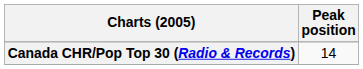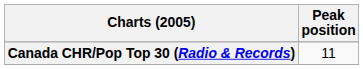(329, 53) 14 -> (329, 53) 11
